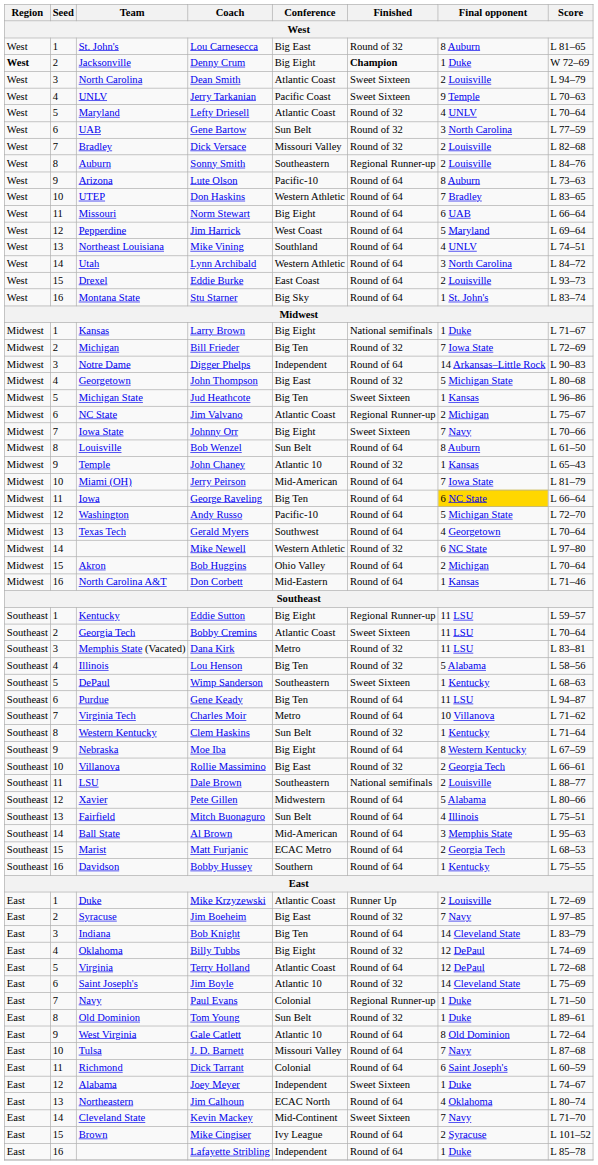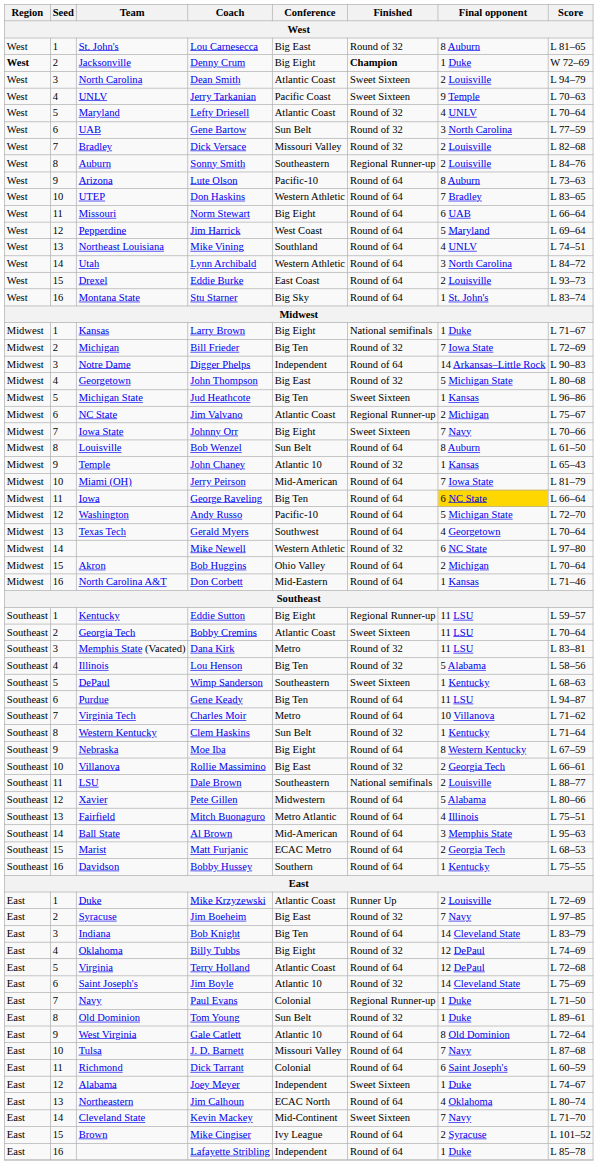(293, 816) Sun Belt -> (306, 816) Metro Atlantic
